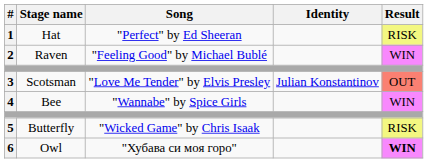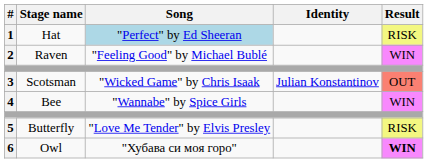(179, 34) no background -> (179, 34) lightblue background
(179, 81) "Love Me Tender" by Elvis Presley -> (179, 81) "Wicked Game" by Chris Isaak
(179, 127) "Wicked Game" by Chris Isaak -> (179, 127) "Love Me Tender" by Elvis Presley
